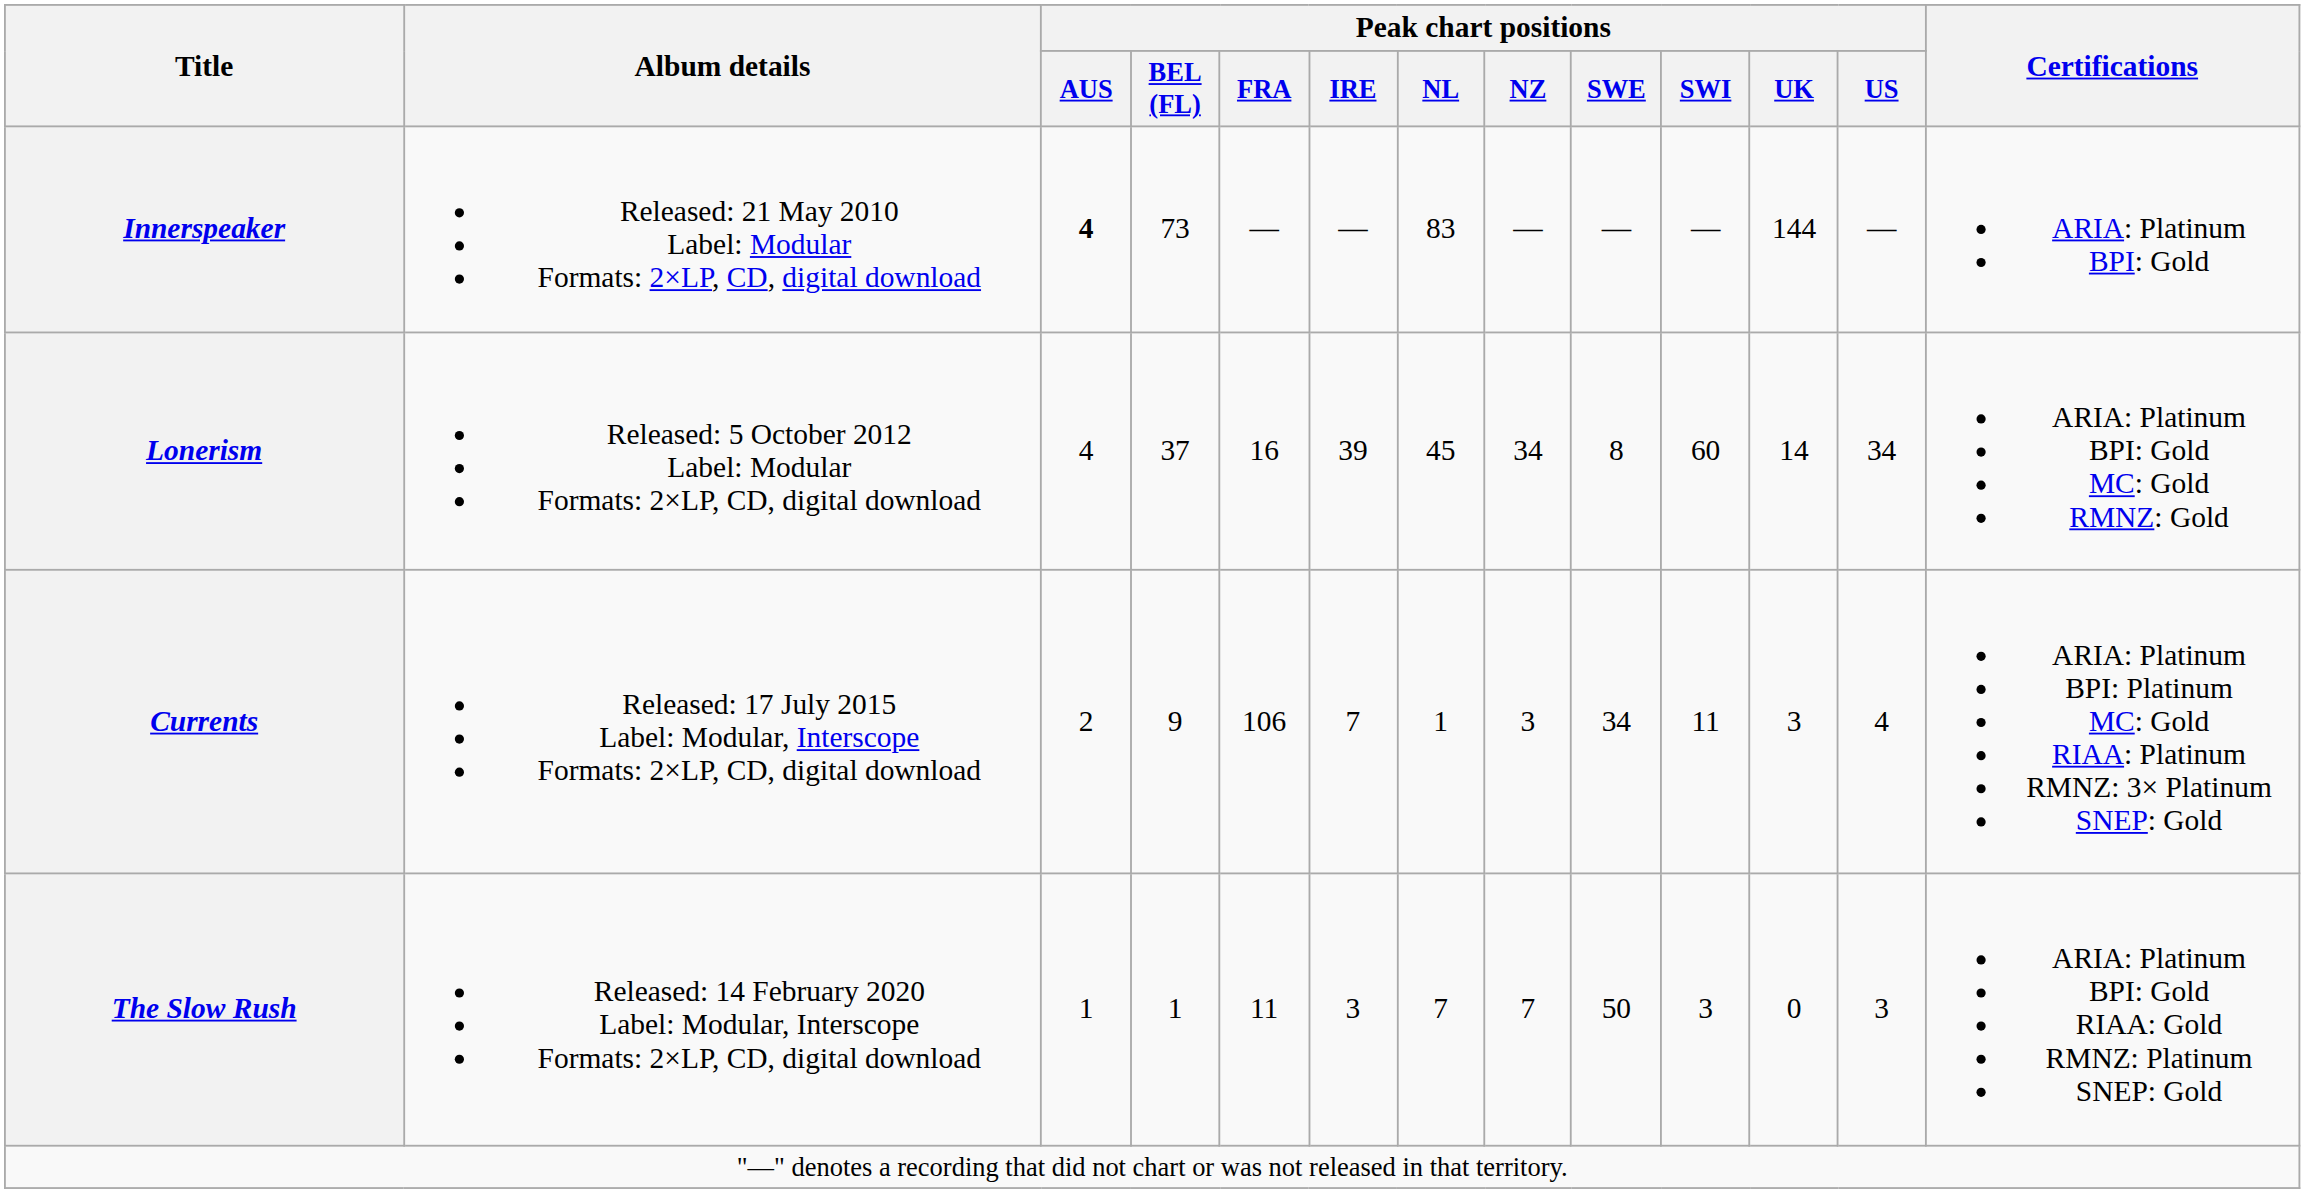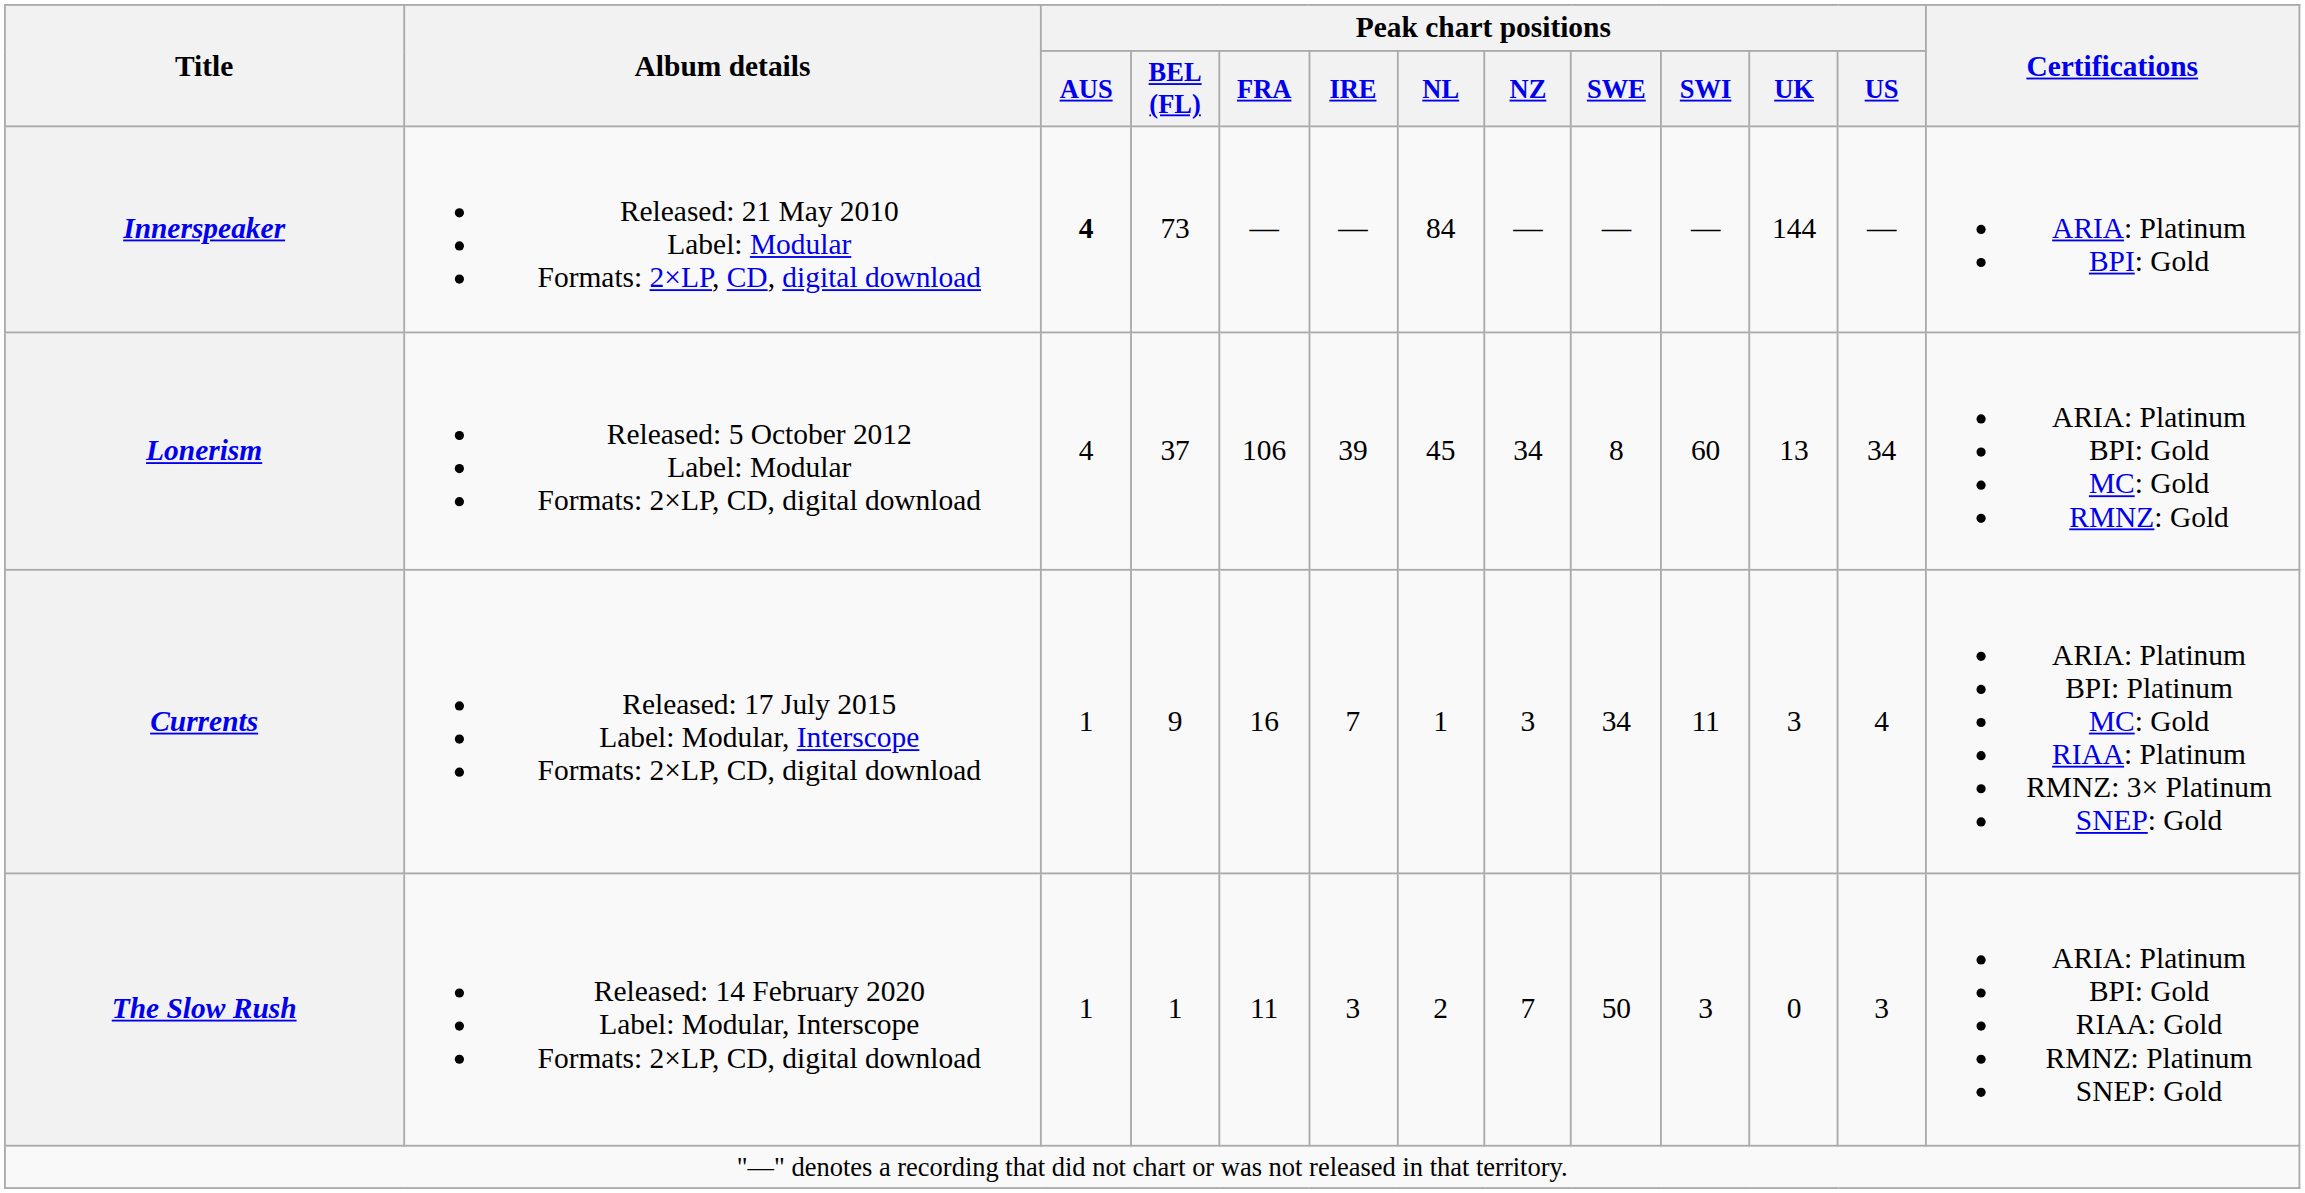(1441, 228) 83 -> (1441, 228) 84
(1264, 450) 16 -> (1264, 450) 106
(1794, 450) 14 -> (1794, 450) 13
(1086, 721) 2 -> (1086, 721) 1
(1264, 721) 106 -> (1264, 721) 16
(1441, 1009) 7 -> (1441, 1009) 2
